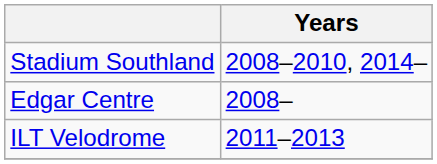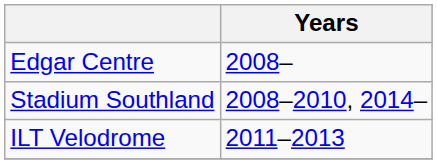rows swapped: (112, 61) <-> (82, 100)
